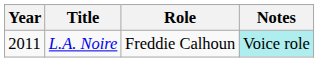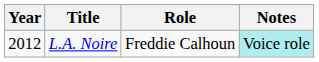(24, 43) 2011 -> (25, 43) 2012
